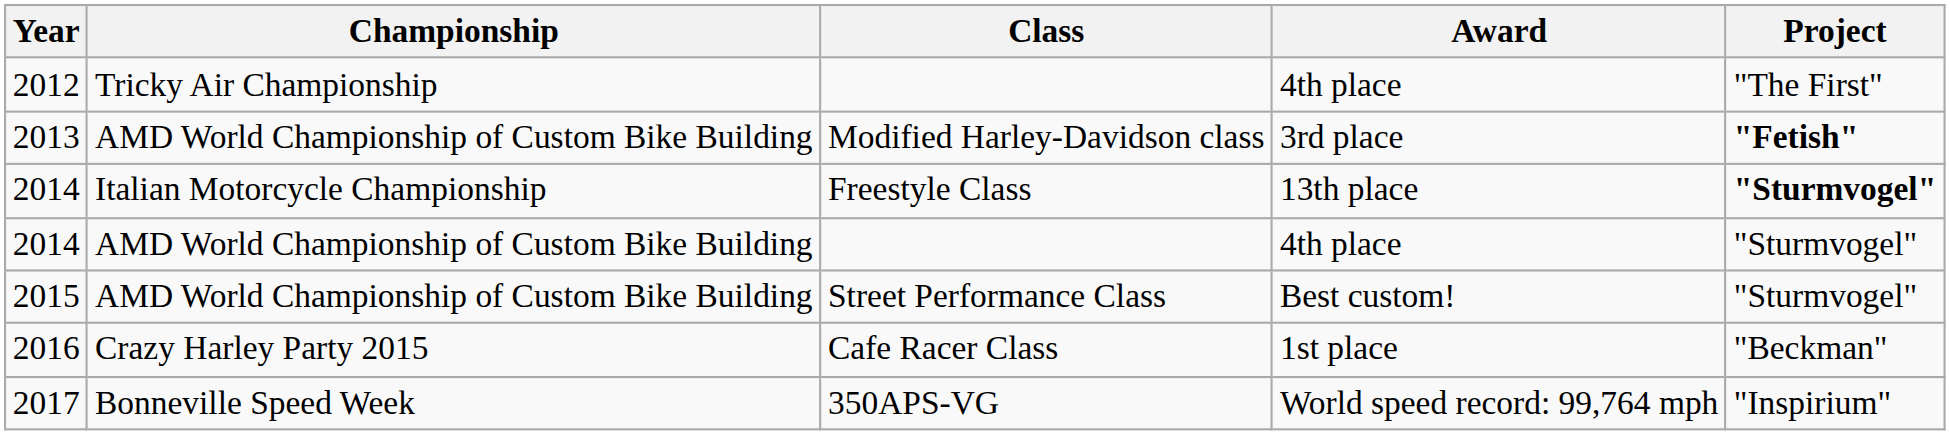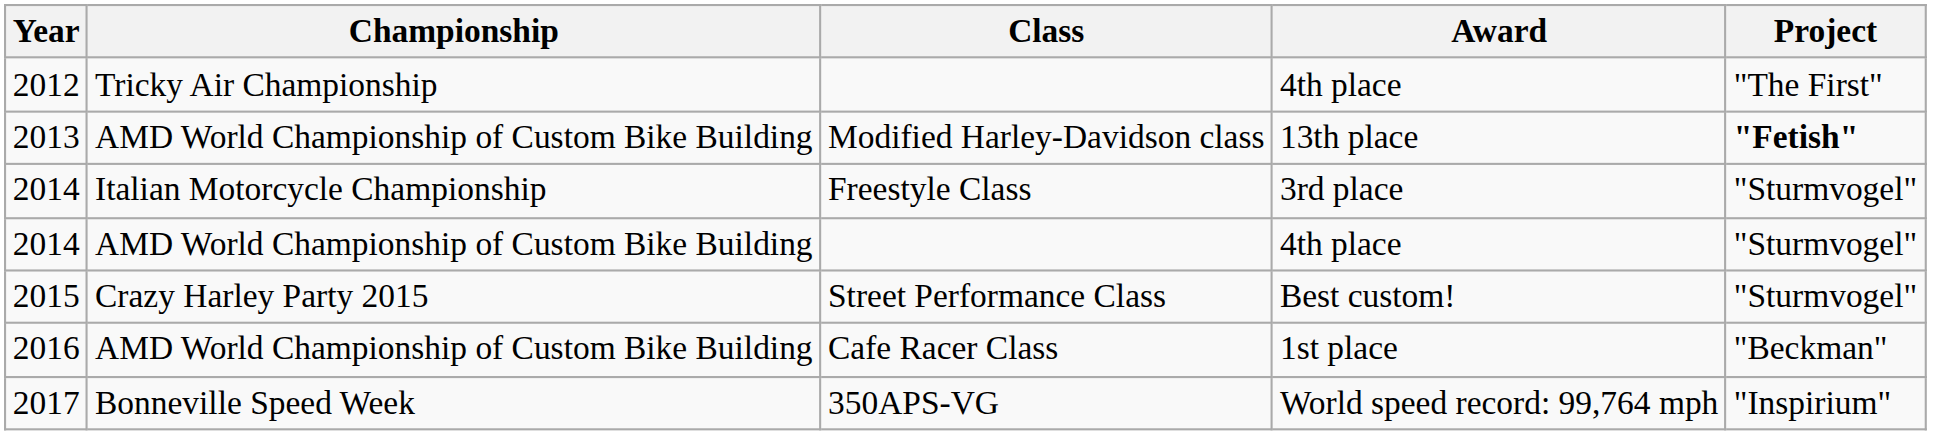(1342, 137) 3rd place -> (1349, 137) 13th place
(1349, 190) 13th place -> (1342, 190) 3rd place
(1835, 190) bold -> (1825, 190) normal
(454, 296) AMD World Championship of Custom Bike Building -> (262, 296) Crazy Harley Party 2015
(262, 349) Crazy Harley Party 2015 -> (454, 349) AMD World Championship of Custom Bike Building
